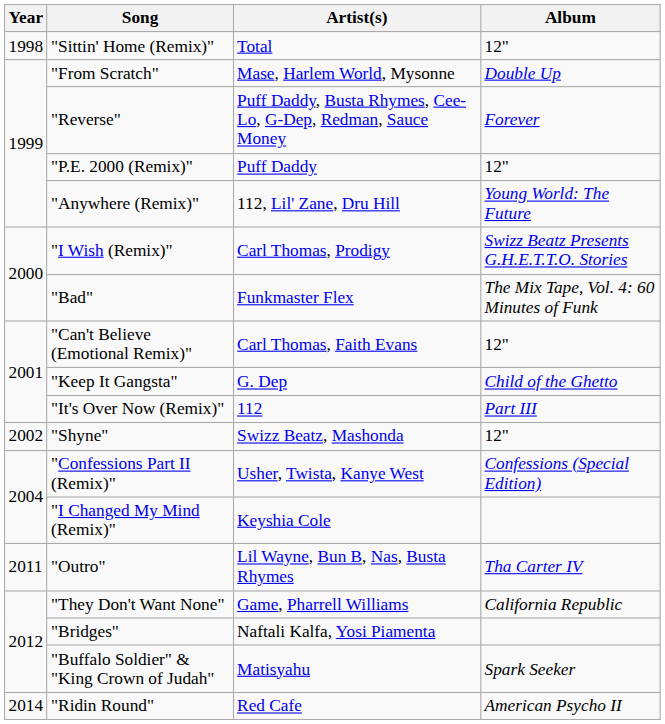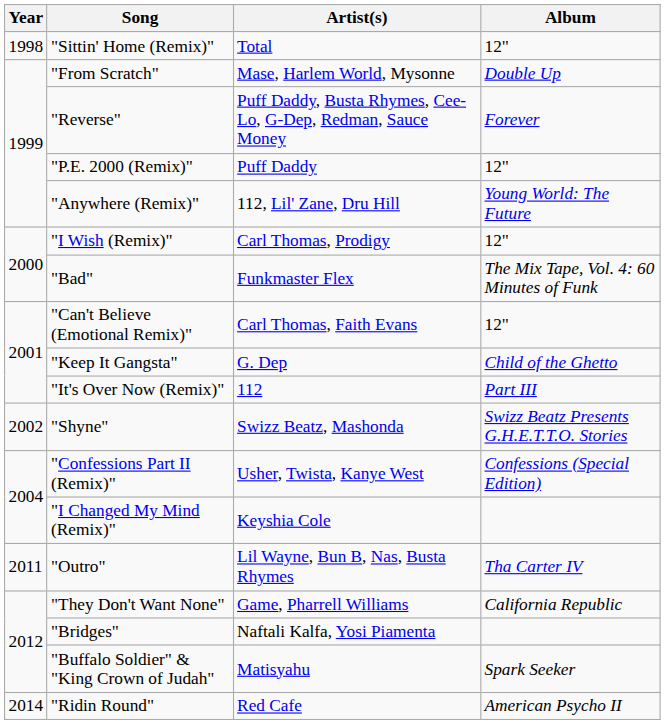(557, 250) Swizz Beatz Presents G.H.E.T.T.O. Stories -> (497, 240) 12"
(497, 436) 12" -> (557, 426) Swizz Beatz Presents G.H.E.T.T.O. Stories
